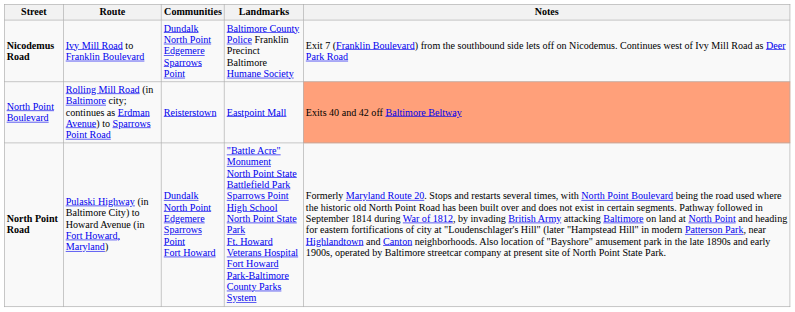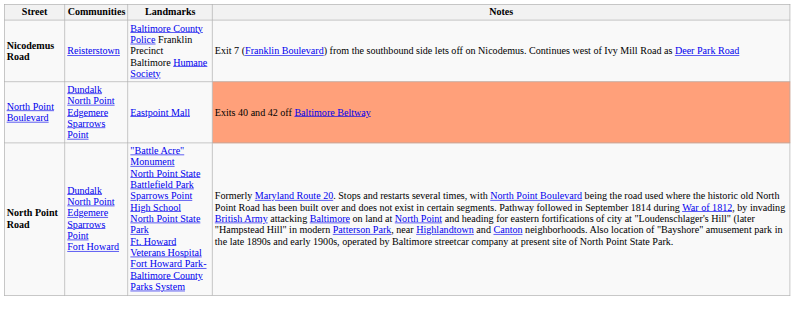- column: (112, 12)
(187, 51) Dundalk North Point Edgemere Sparrows Point -> (94, 51) Reisterstown
(190, 112) Reisterstown -> (91, 112) Dundalk North Point Edgemere Sparrows Point
